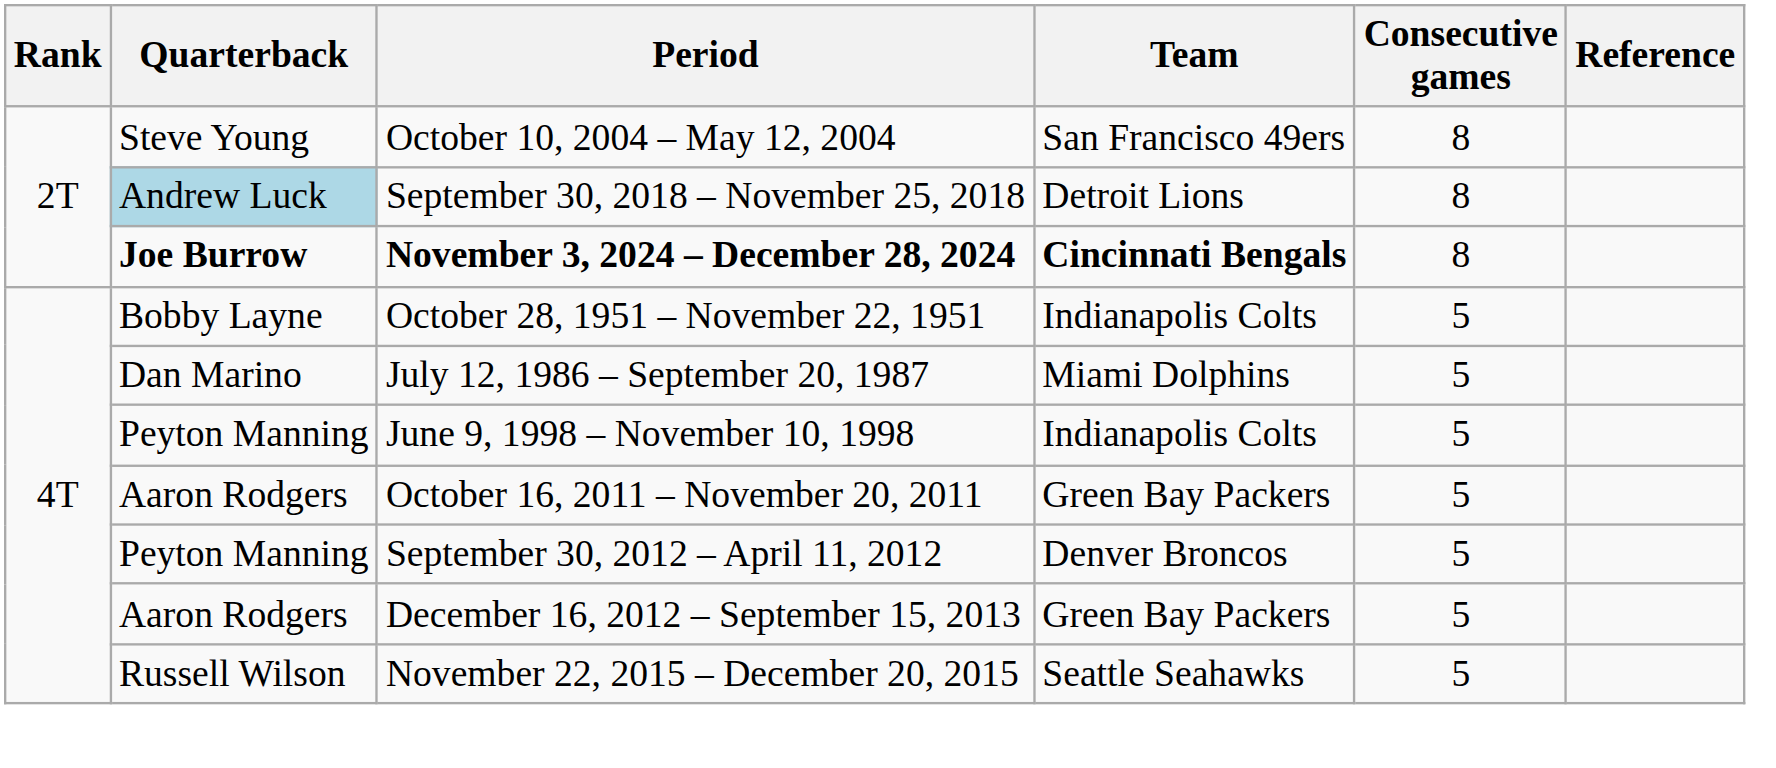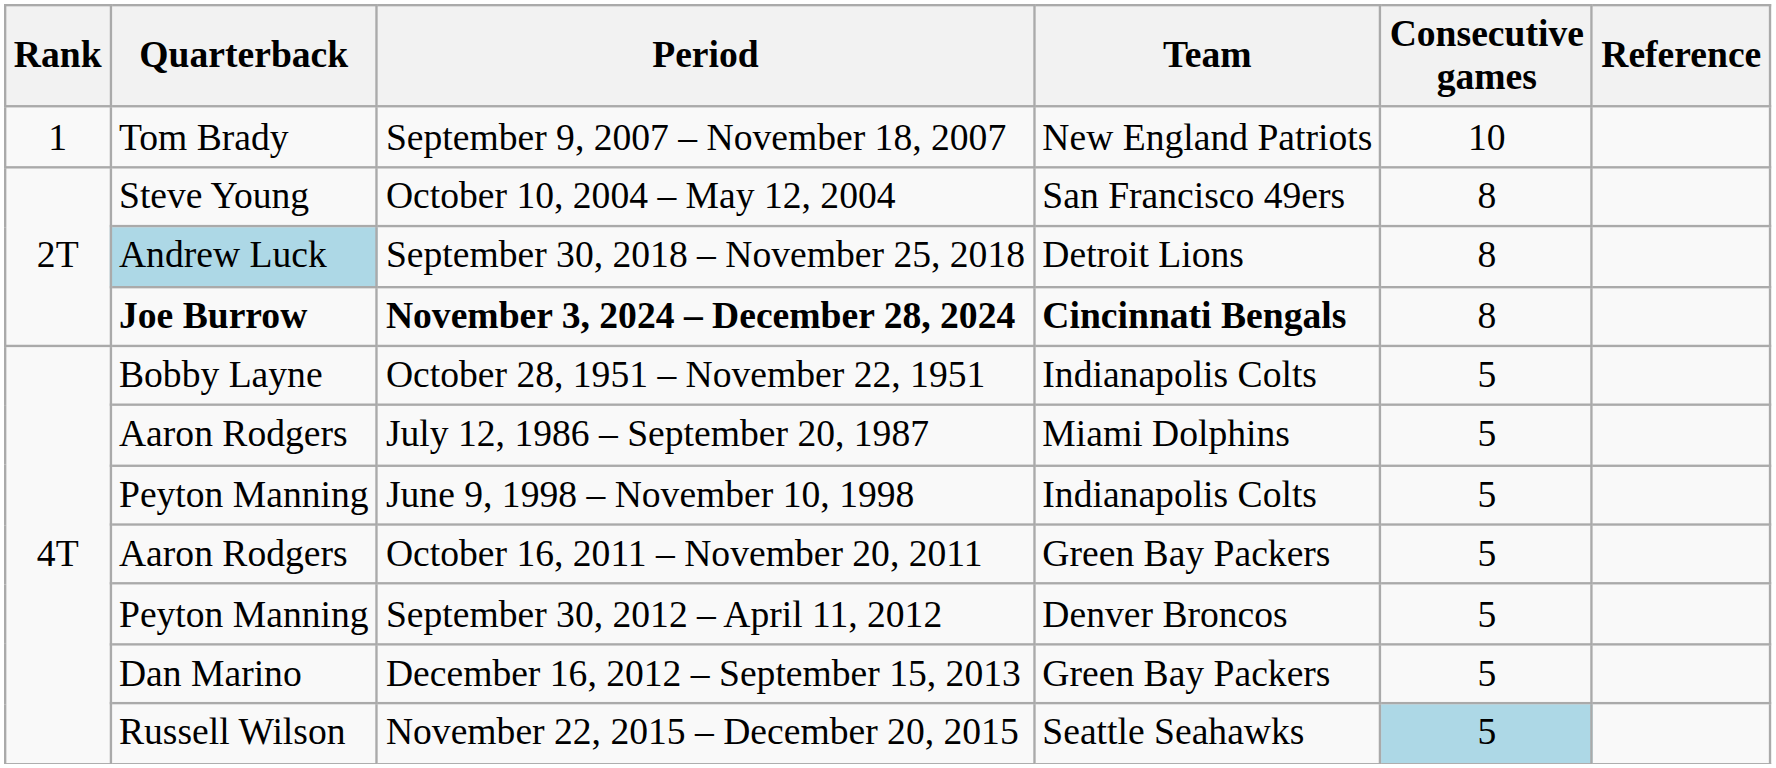+ row: (696, 136)
(210, 374) Dan Marino -> (233, 434) Aaron Rodgers
(233, 613) Aaron Rodgers -> (210, 672) Dan Marino
(1461, 672) no background -> (1487, 732) lightblue background
